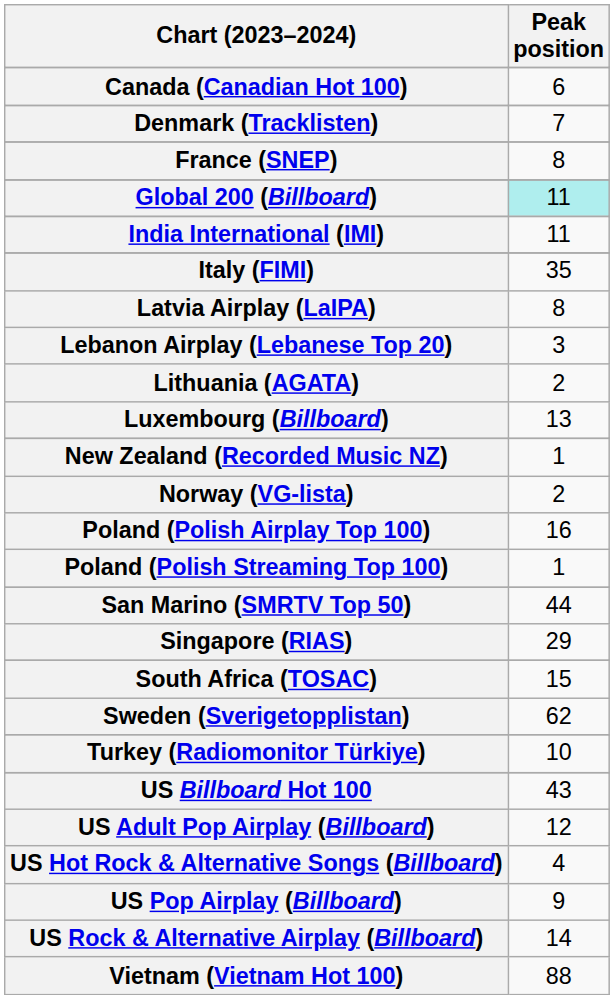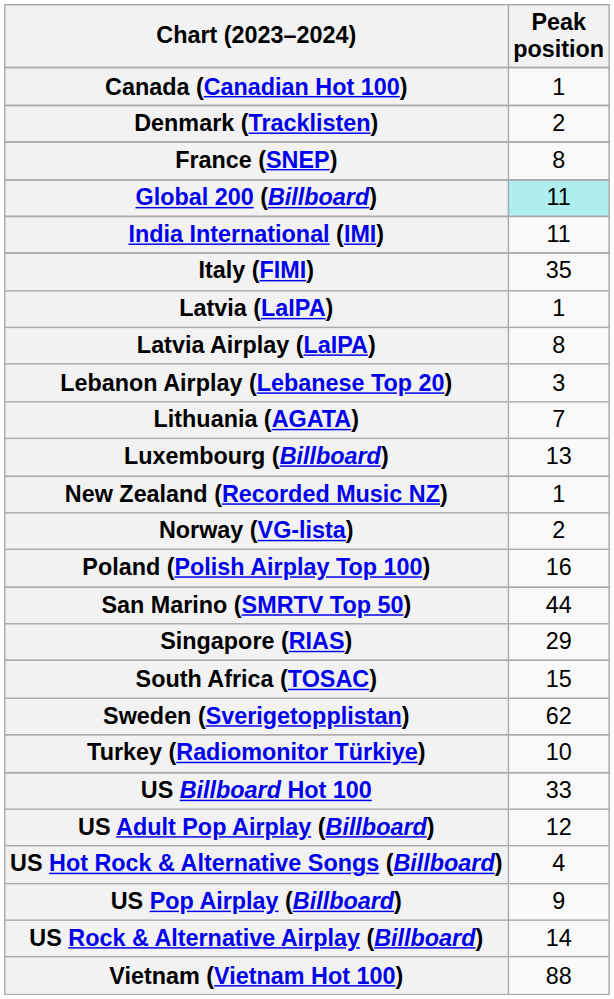(559, 86) 6 -> (559, 86) 1
(559, 123) 7 -> (559, 123) 2
+ row: (256, 308)
(559, 382) 2 -> (559, 419) 7
- row: (256, 567)
(559, 790) 43 -> (559, 790) 33
